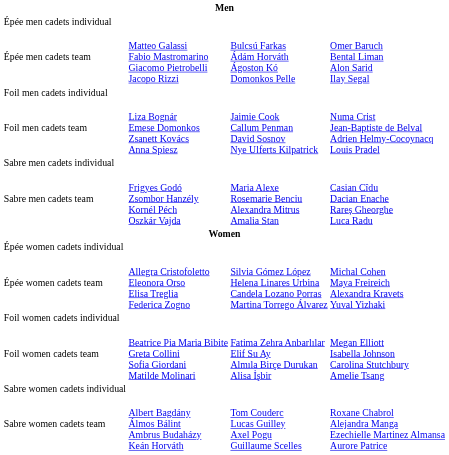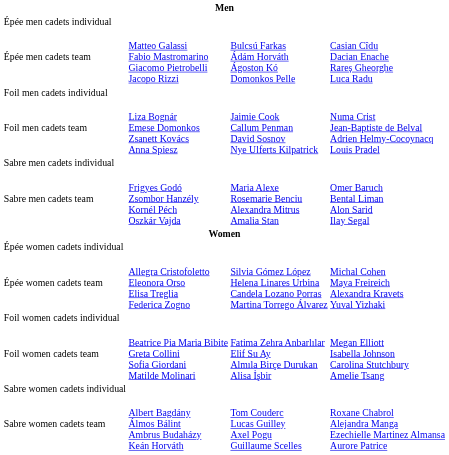(357, 62) Omer Baruch Bental Liman Alon Sarid Ilay Segal -> (362, 62) Casian Cîdu Dacian Enache Rareș Gheorghe Luca Radu
(362, 204) Casian Cîdu Dacian Enache Rareș Gheorghe Luca Radu -> (357, 204) Omer Baruch Bental Liman Alon Sarid Ilay Segal
